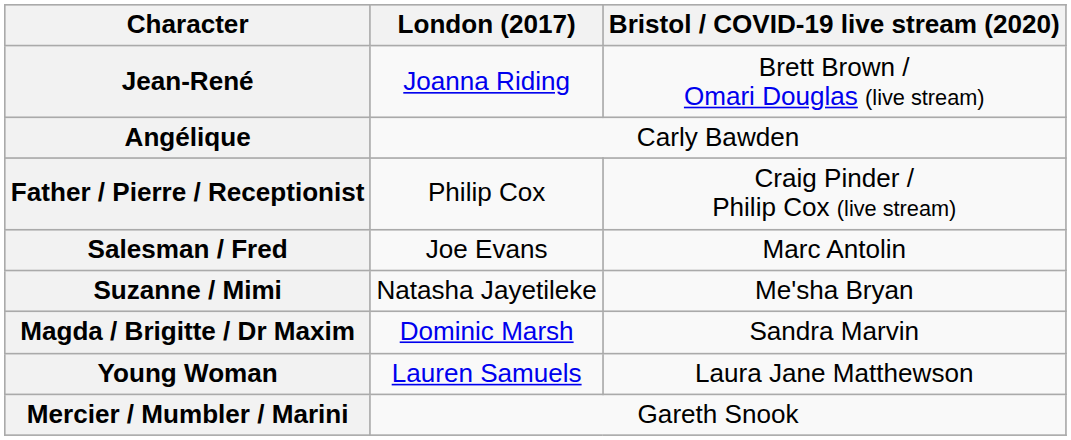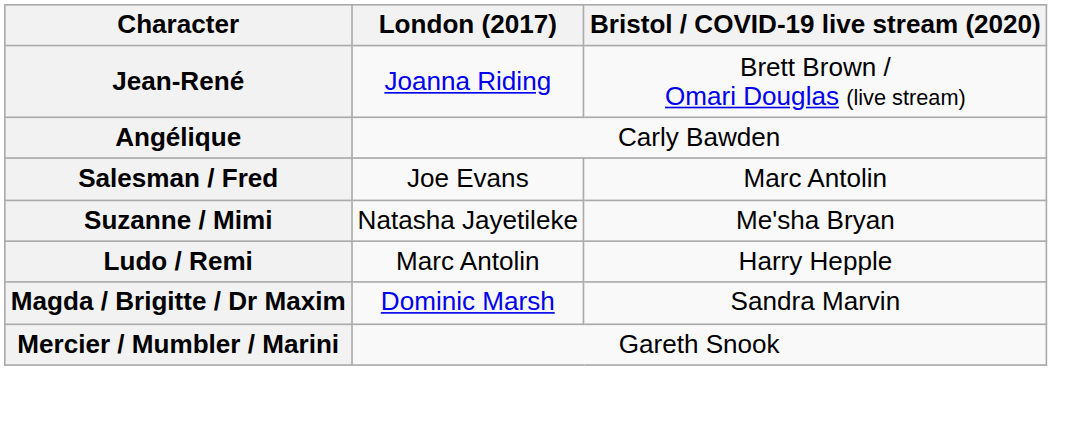- row: (188, 193)
+ row: (178, 261)
- row: (188, 373)
